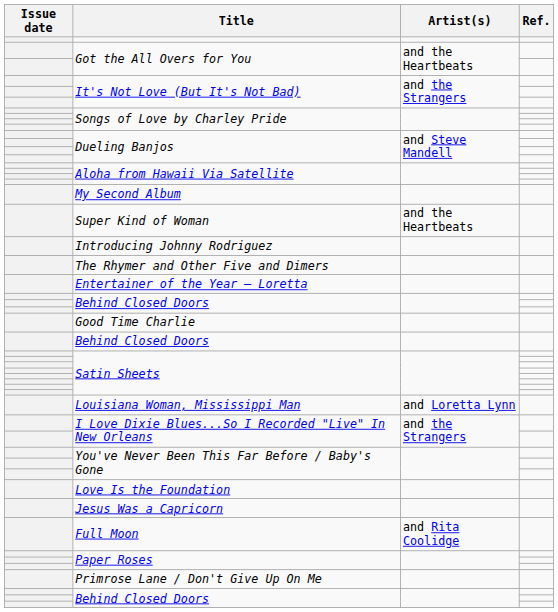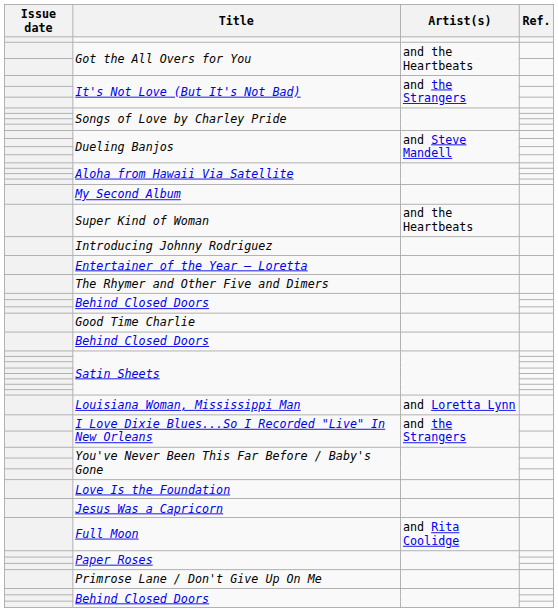rows swapped: (191, 284) <-> (202, 265)
